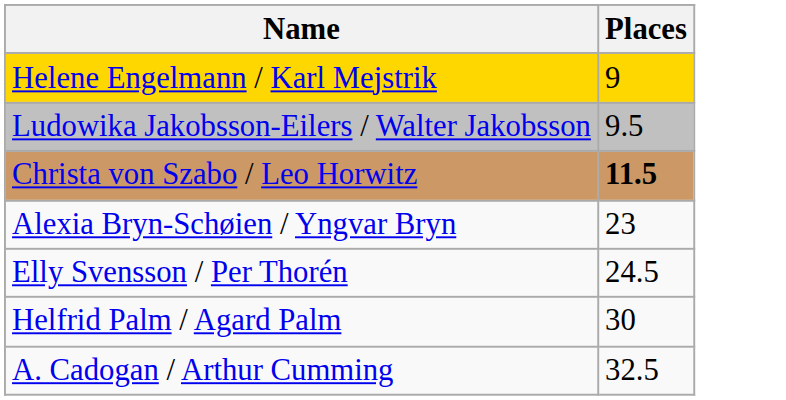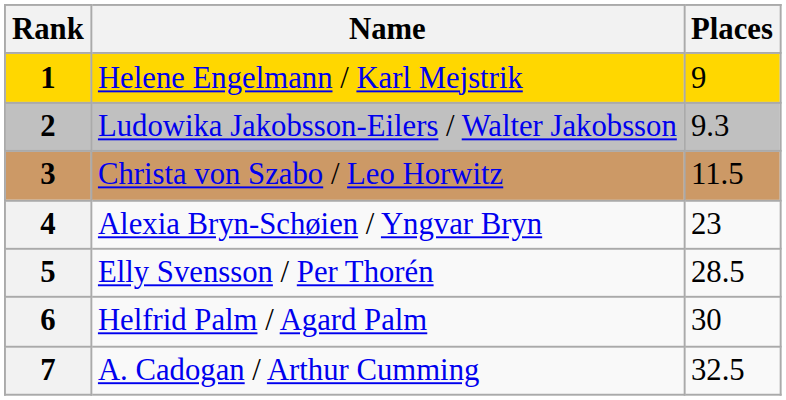+ column: (48, 28)
(624, 126) 9.5 -> (710, 126) 9.3
(631, 175) bold -> (717, 175) normal
(632, 272) 24.5 -> (718, 272) 28.5
